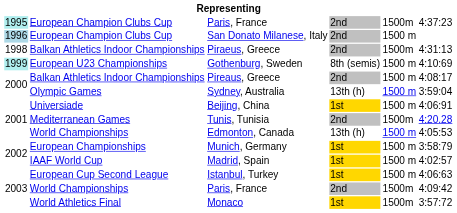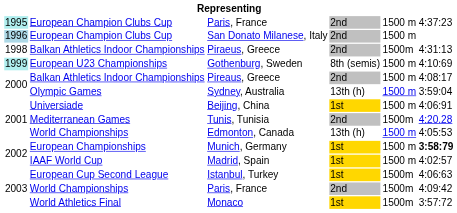(398, 22) 1500m -> (399, 22) 1500 m
(435, 147) normal -> (436, 147) bold
(399, 175) 1500 m -> (398, 175) 1500m
